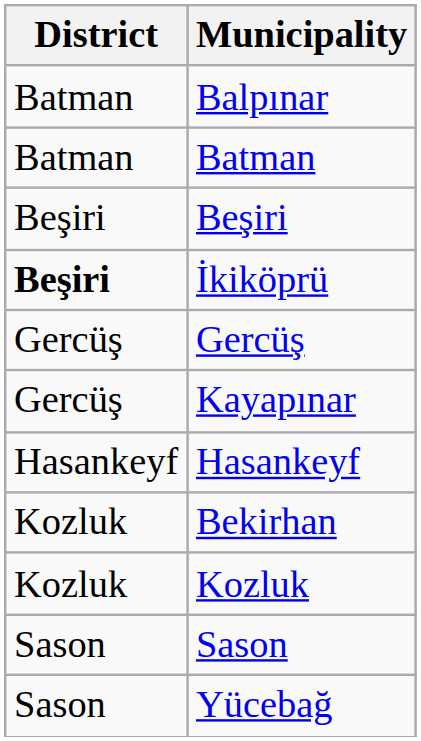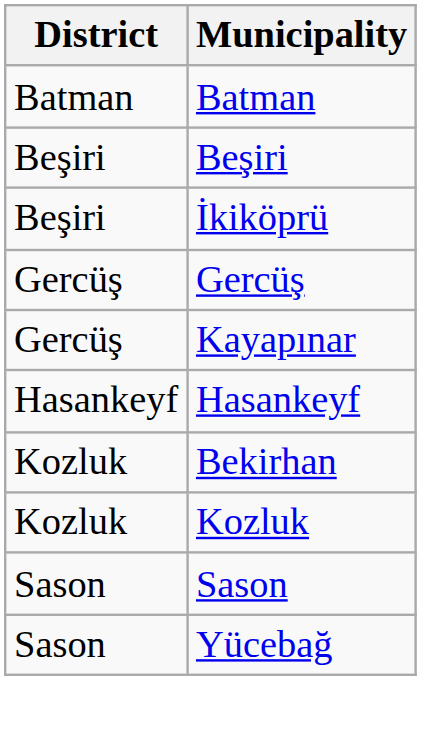- row: (262, 95)
(62, 278) bold -> (60, 217) normal
